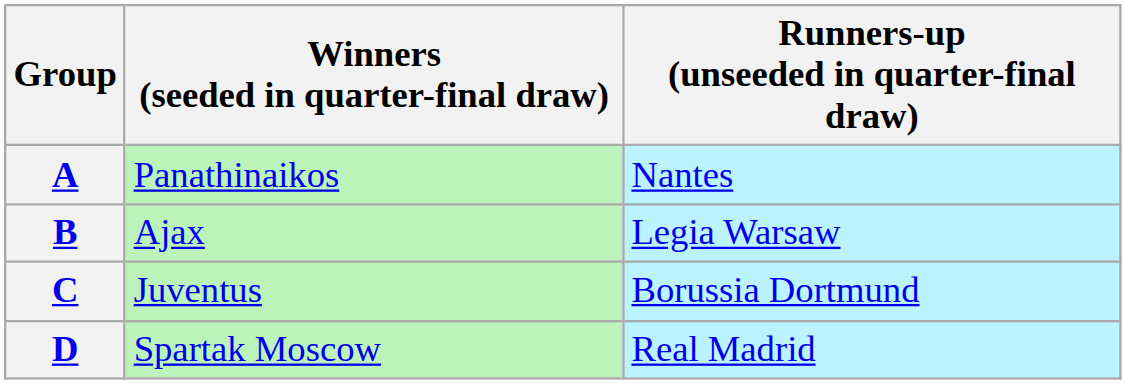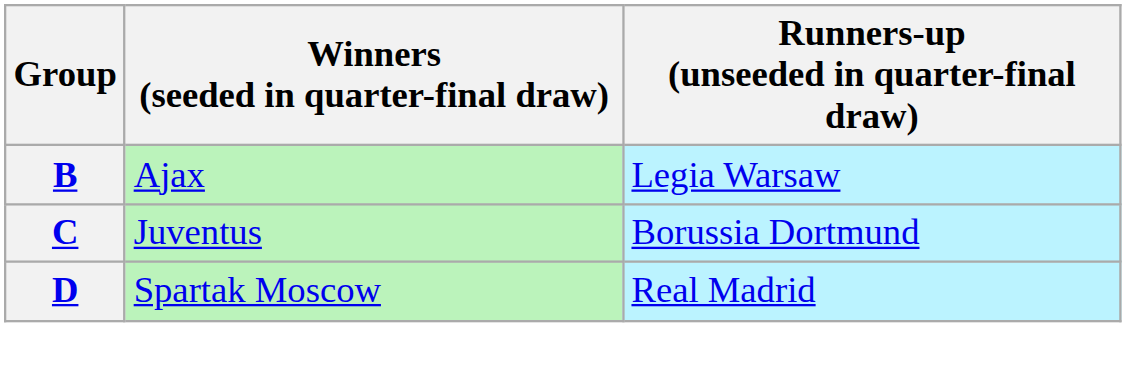- row: (65, 174)
